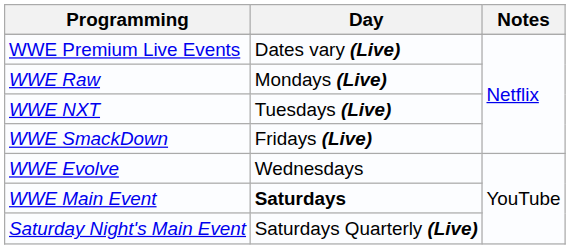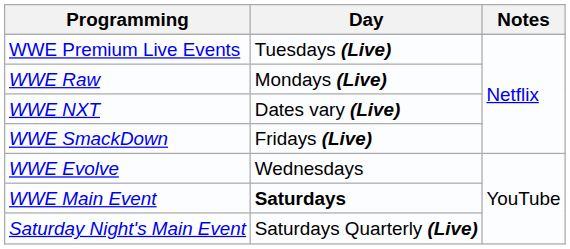(328, 50) Dates vary (Live) -> (323, 50) Tuesdays (Live)
(323, 109) Tuesdays (Live) -> (328, 109) Dates vary (Live)
